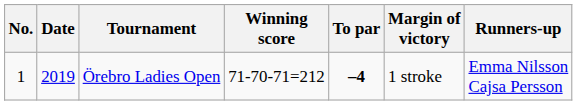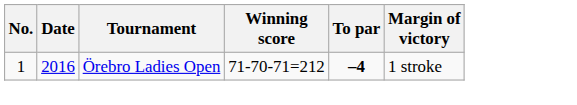- column: (518, 28)
(58, 76) 2019 -> (58, 66) 2016
